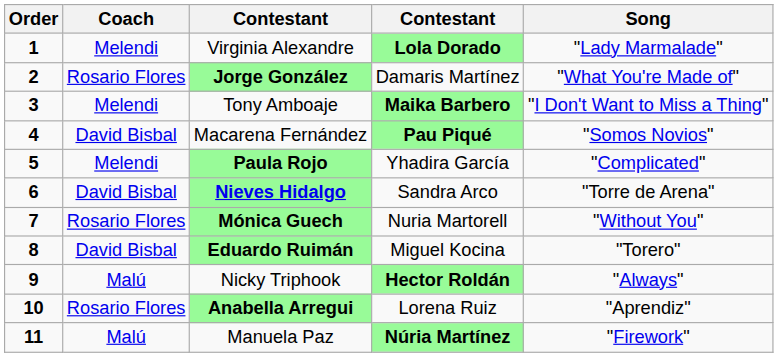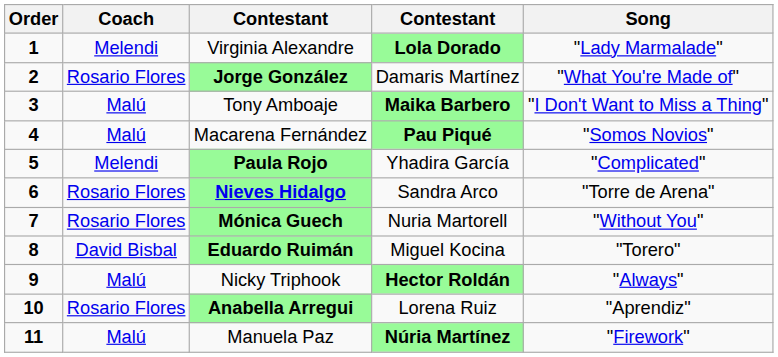(126, 105) Melendi -> (126, 105) Malú
(126, 134) David Bisbal -> (126, 134) Malú
(126, 192) David Bisbal -> (126, 192) Rosario Flores
